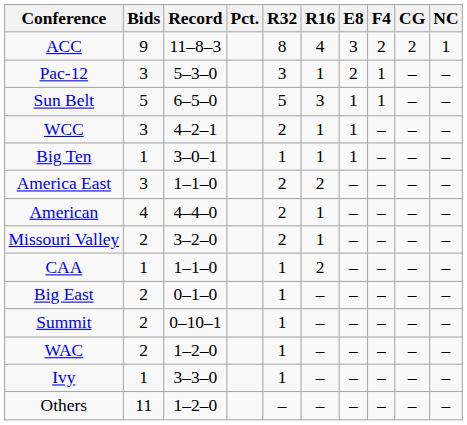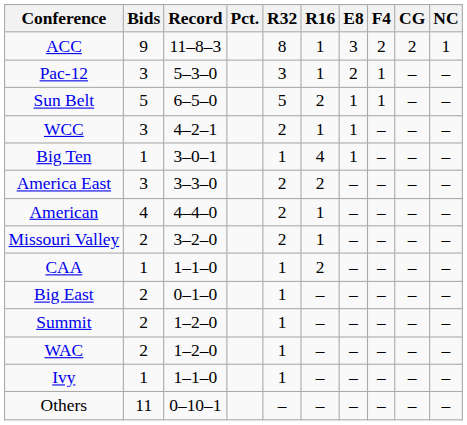(320, 45) 4 -> (320, 45) 1
(320, 101) 3 -> (320, 101) 2
(320, 156) 1 -> (320, 156) 4
(195, 184) 1–1–0 -> (195, 184) 3–3–0
(195, 322) 0–10–1 -> (195, 322) 1–2–0
(195, 377) 3–3–0 -> (195, 377) 1–1–0
(195, 405) 1–2–0 -> (195, 405) 0–10–1
